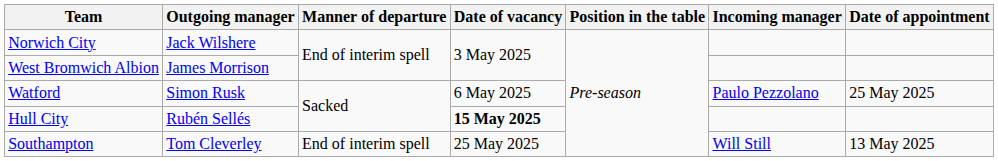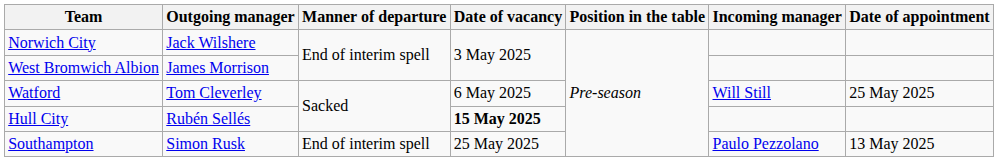(206, 93) Simon Rusk -> (214, 93) Tom Cleverley
(766, 93) Paulo Pezzolano -> (742, 93) Will Still
(214, 144) Tom Cleverley -> (206, 144) Simon Rusk
(742, 144) Will Still -> (766, 144) Paulo Pezzolano
